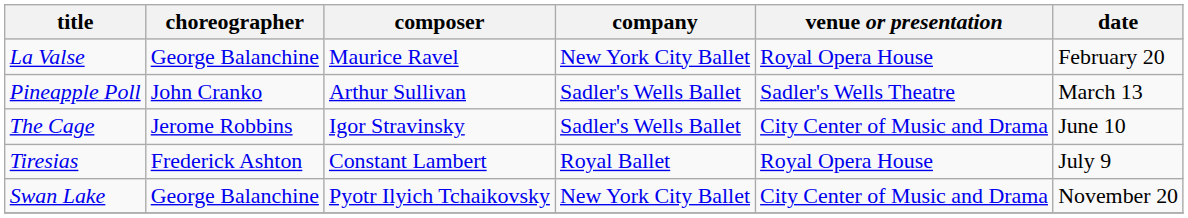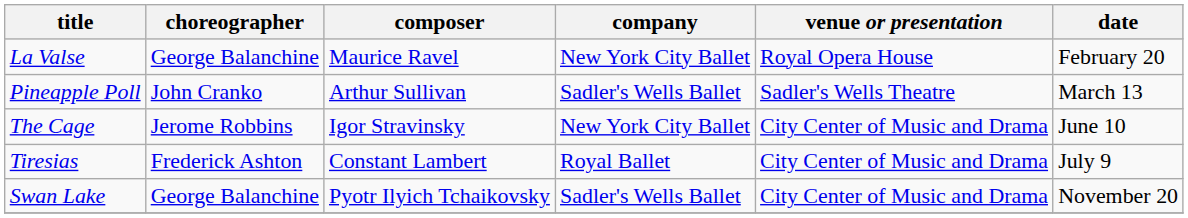(650, 126) Sadler's Wells Ballet -> (655, 126) New York City Ballet
(847, 160) Royal Opera House -> (904, 160) City Center of Music and Drama
(655, 195) New York City Ballet -> (650, 195) Sadler's Wells Ballet
